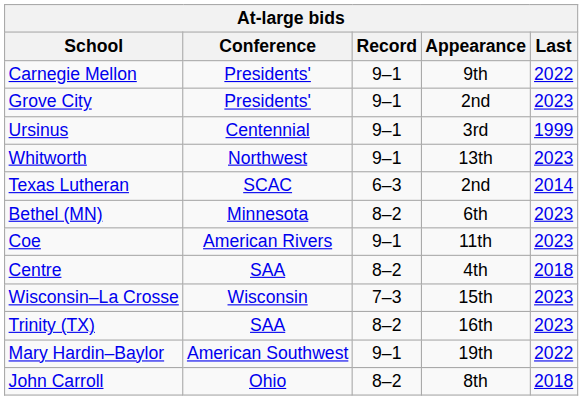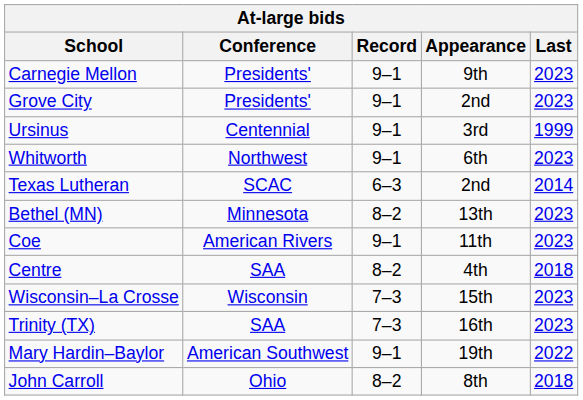(554, 74) 2022 -> (554, 74) 2023
(476, 158) 13th -> (476, 158) 6th
(476, 213) 6th -> (476, 213) 13th
(387, 325) 8–2 -> (387, 325) 7–3
